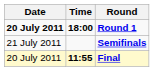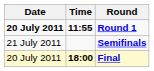(81, 27) 18:00 -> (80, 27) 11:55
(80, 58) 11:55 -> (81, 58) 18:00
